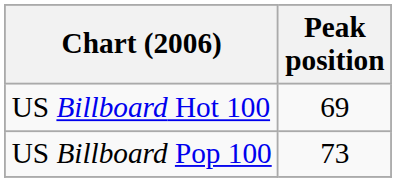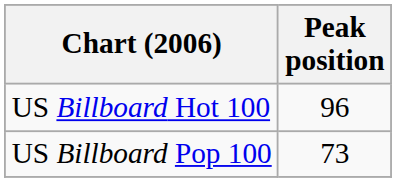(335, 107) 69 -> (335, 107) 96
